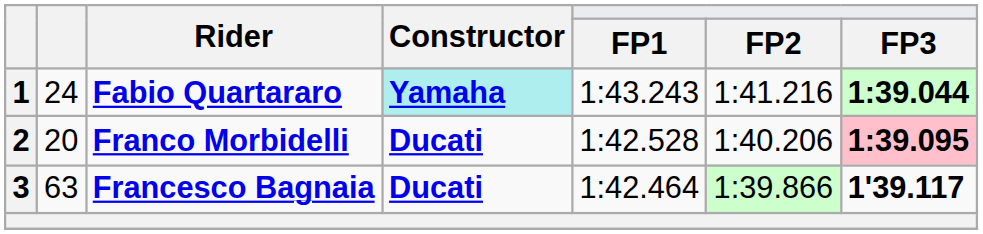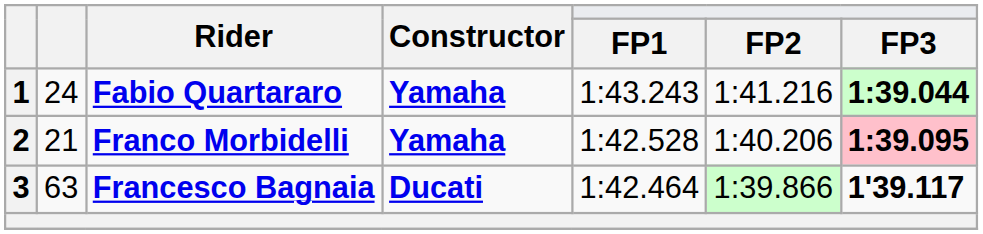(447, 92) paleturquoise background -> (447, 92) no background
(61, 140) 20 -> (61, 140) 21
(436, 140) Ducati -> (447, 140) Yamaha
